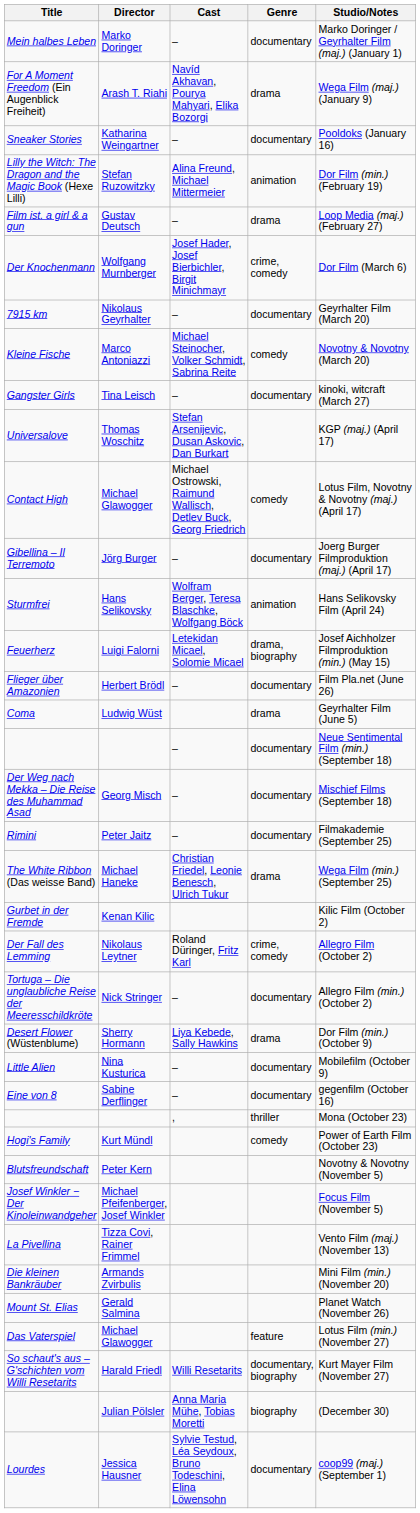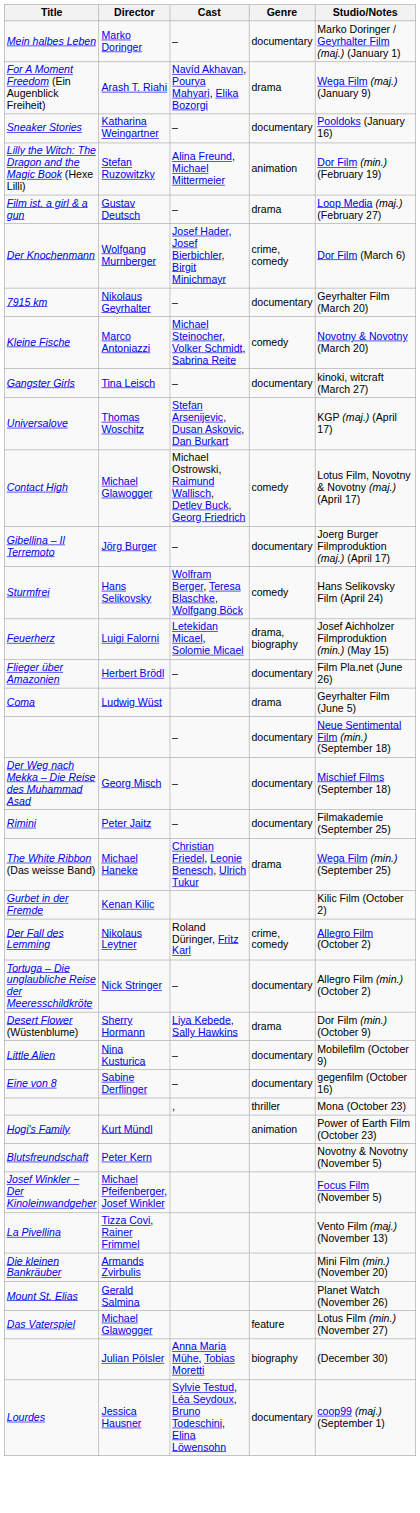(273, 604) animation -> (270, 592) comedy
(269, 1141) comedy -> (274, 1129) animation
- row: (48, 1371)
